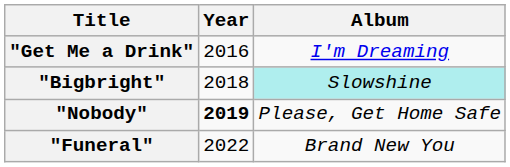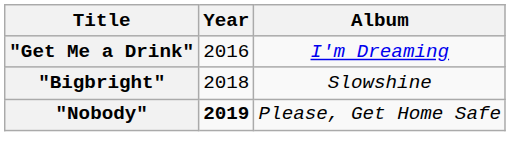(380, 83) paleturquoise background -> (380, 83) no background
- row: (102, 146)
